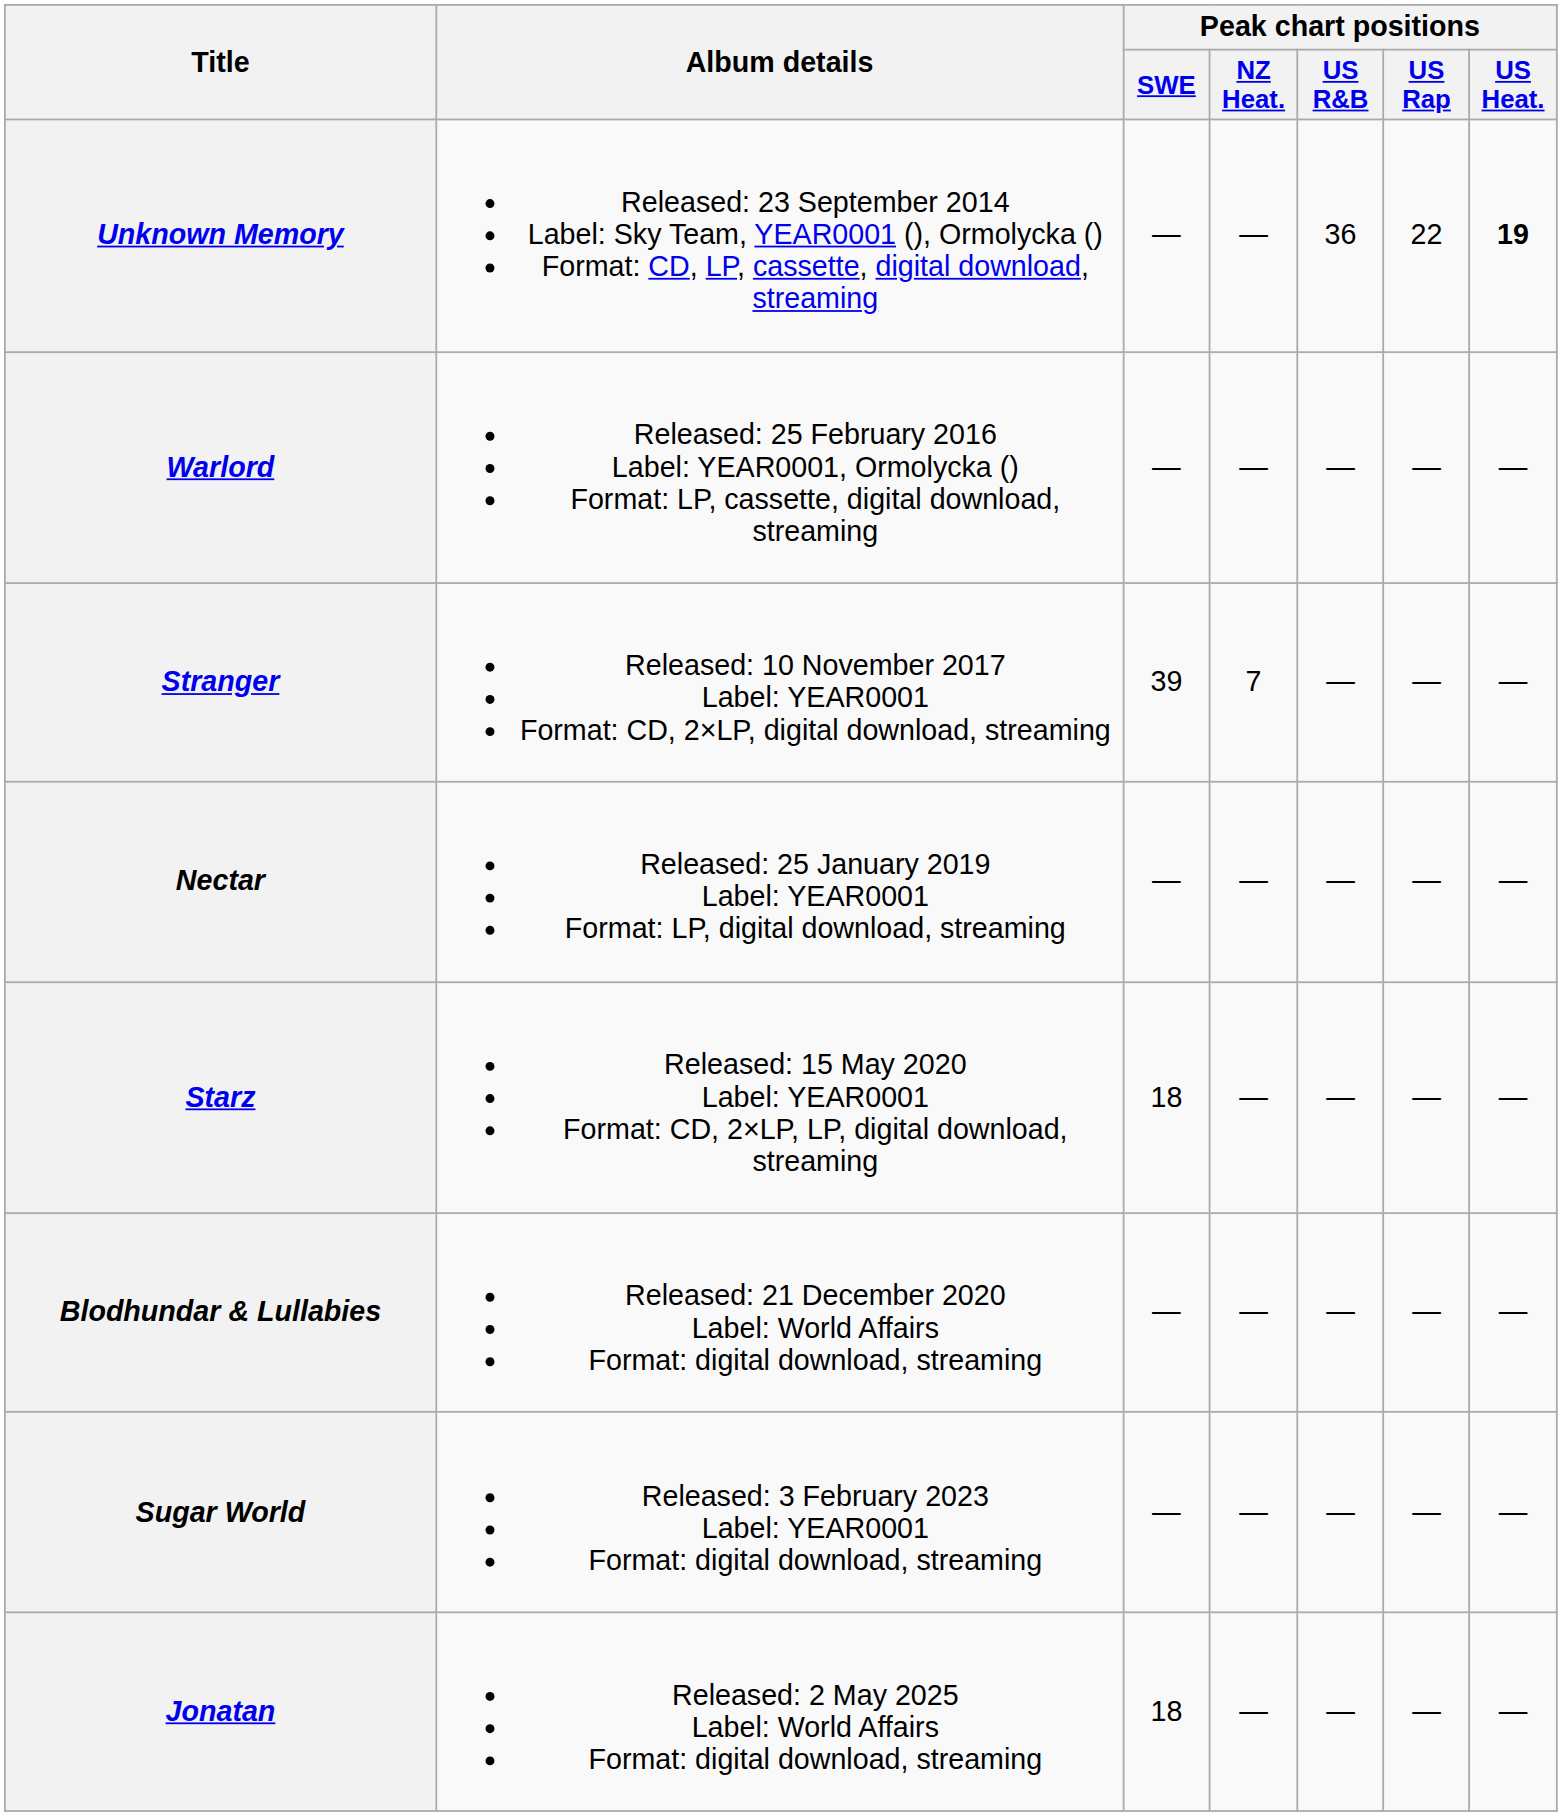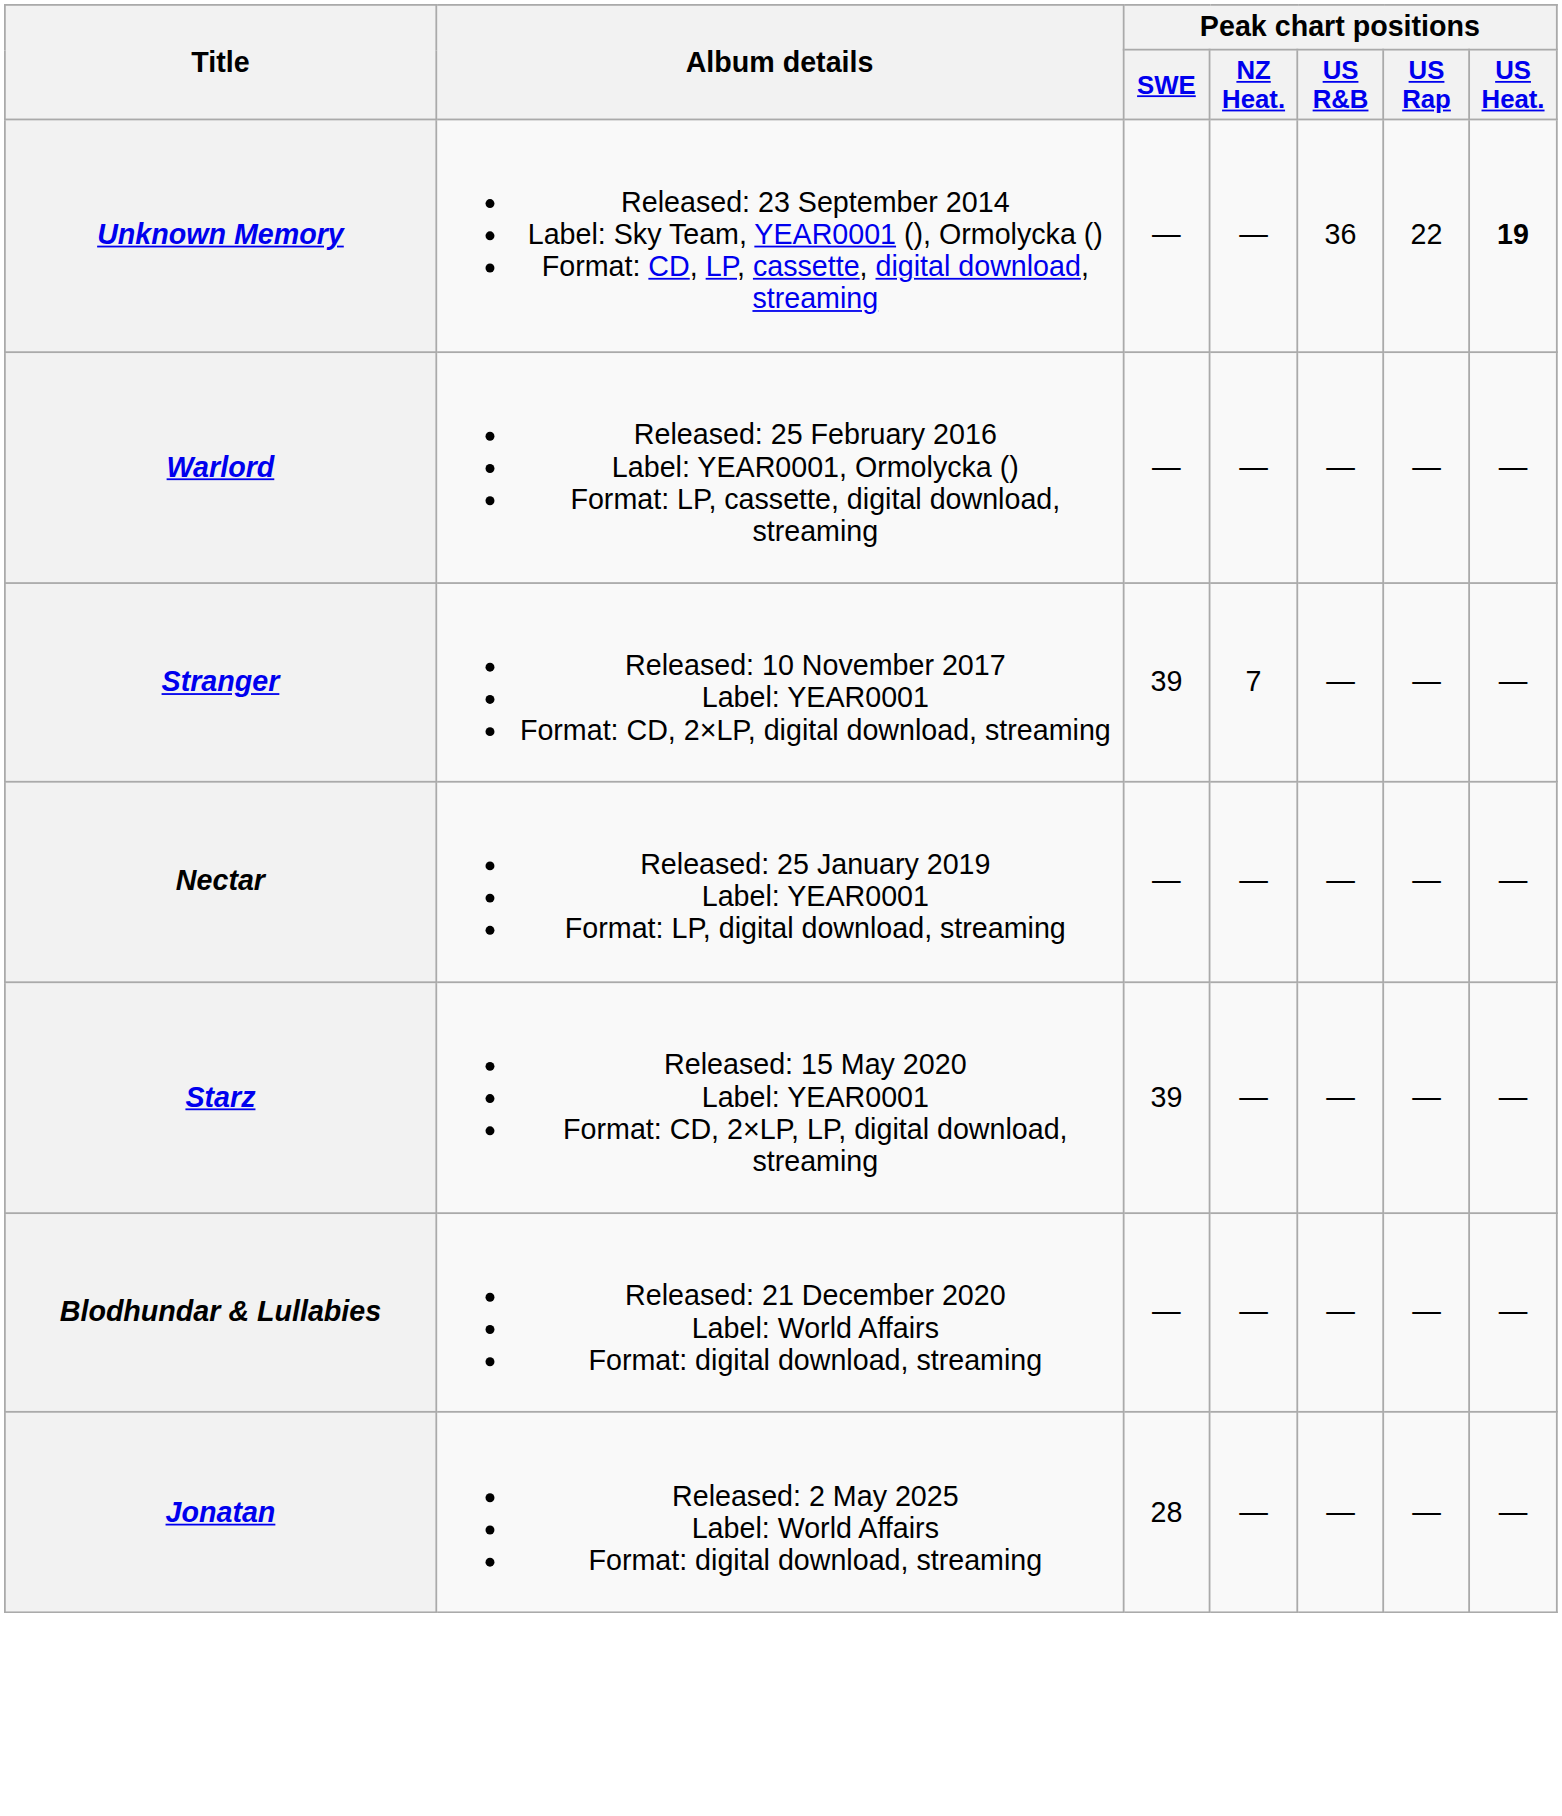(1166, 1096) 18 -> (1166, 1096) 39
- row: (220, 1511)
(1166, 1711) 18 -> (1166, 1511) 28
